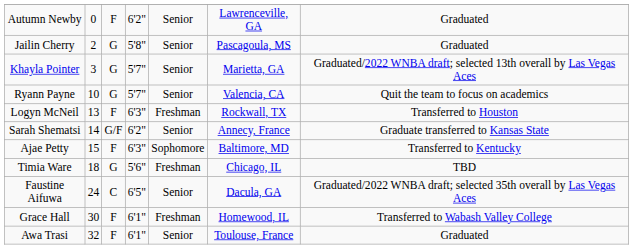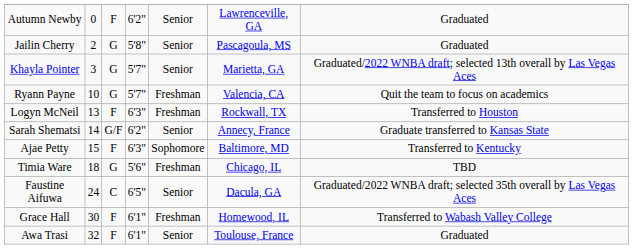(178, 94) Senior -> (178, 94) Freshman
